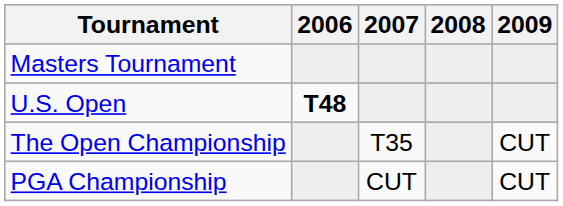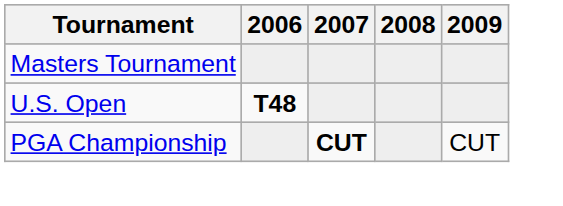- row: (148, 142)
(391, 182) normal -> (341, 142) bold
